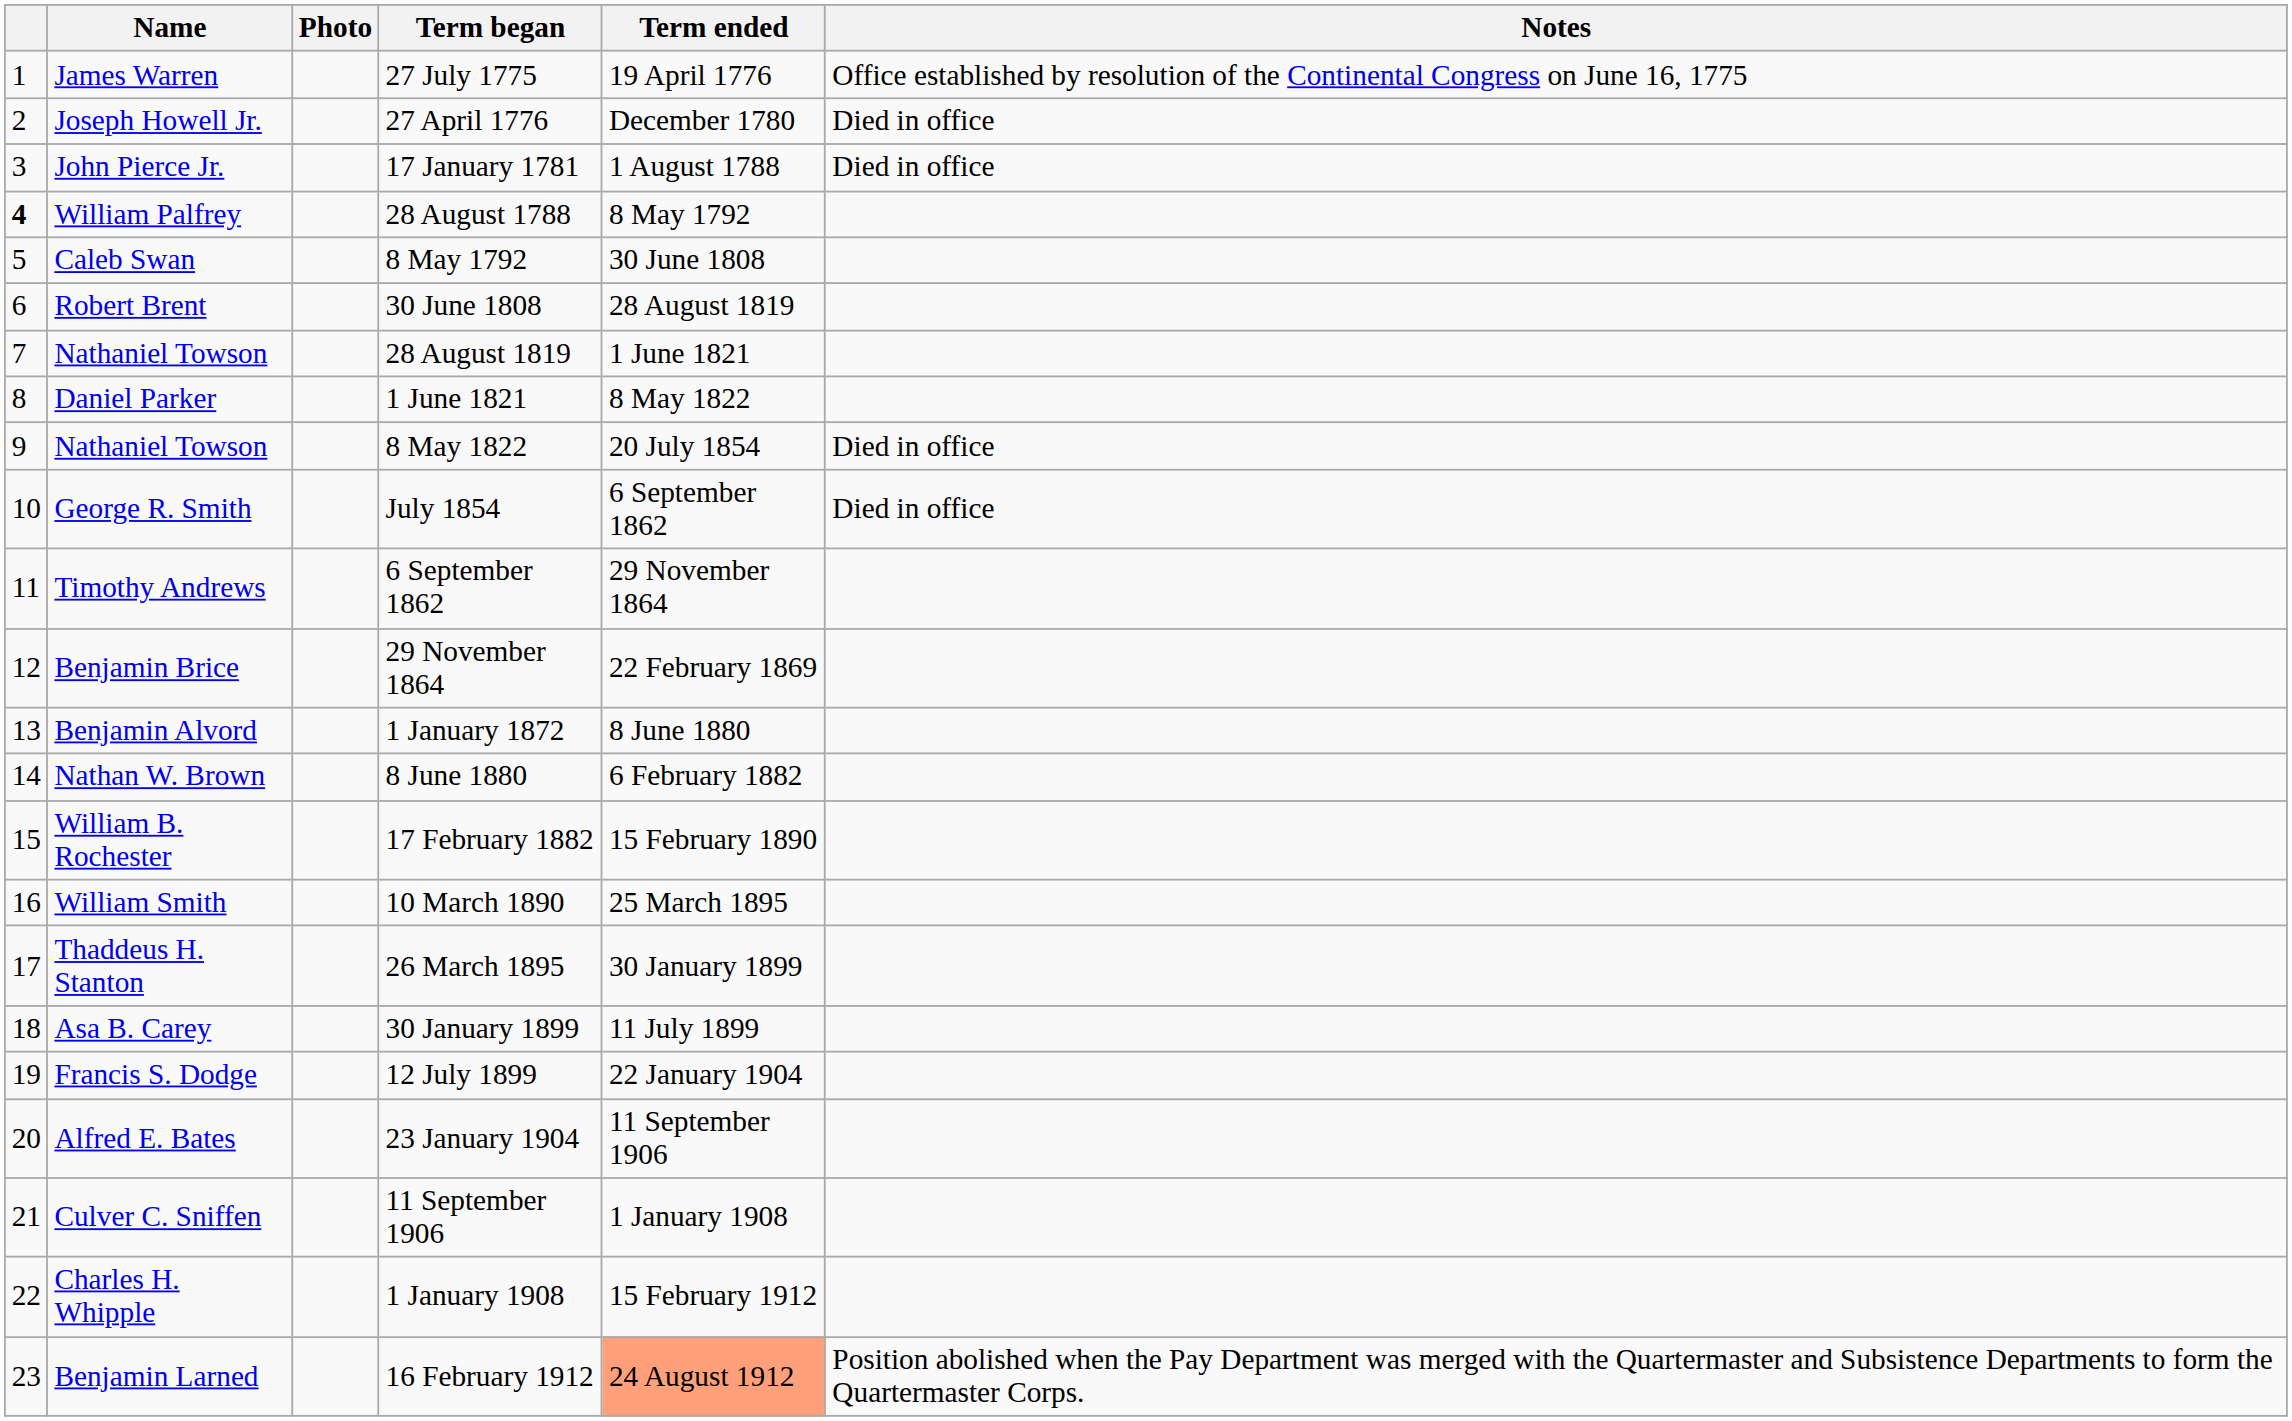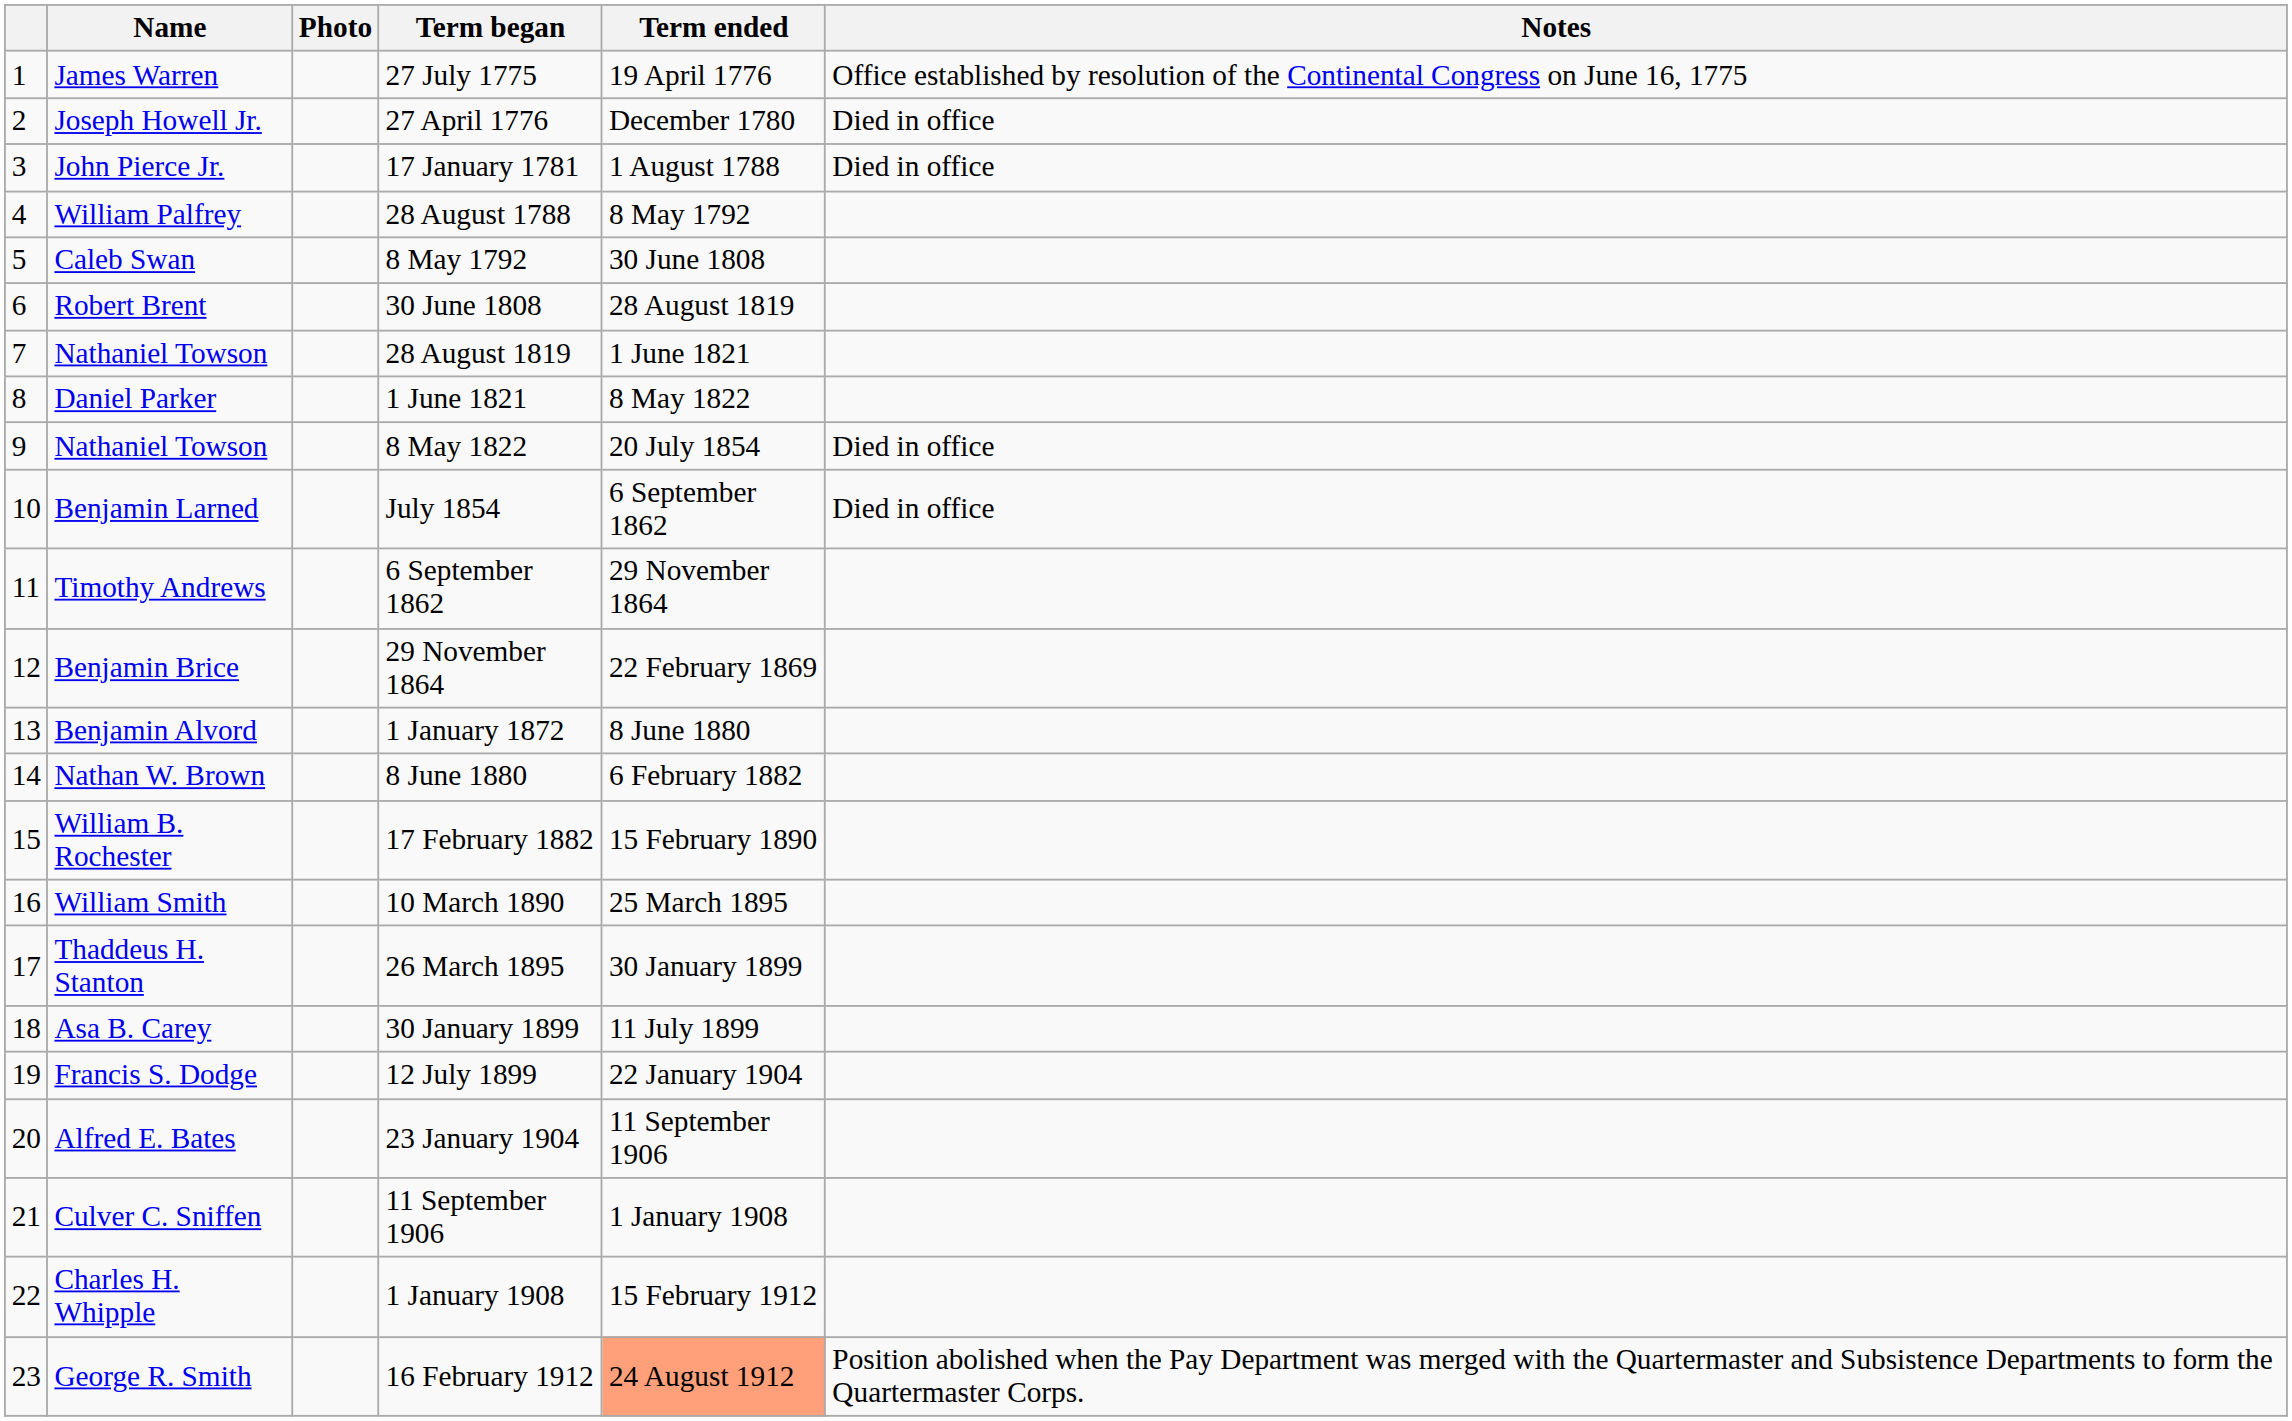(19, 213) bold -> (19, 213) normal
(153, 508) George R. Smith -> (156, 508) Benjamin Larned
(156, 1375) Benjamin Larned -> (153, 1375) George R. Smith
